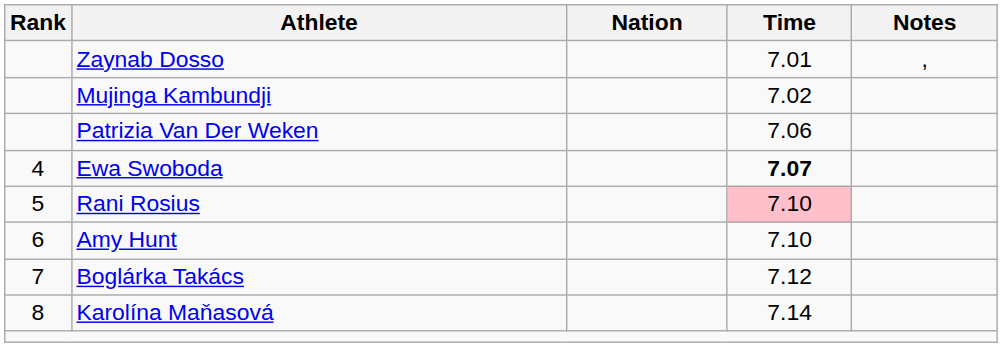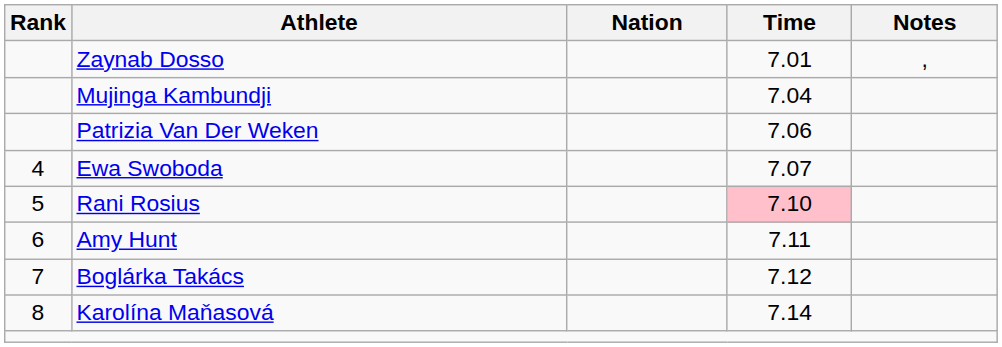(790, 95) 7.02 -> (790, 95) 7.04
(790, 167) bold -> (790, 167) normal
(790, 240) 7.10 -> (790, 240) 7.11
